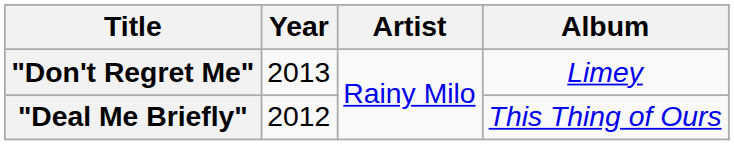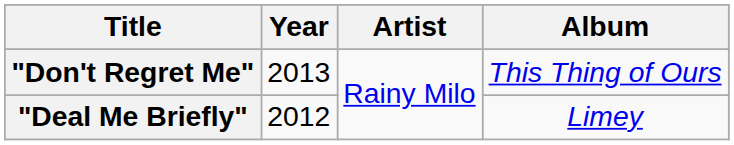(605, 71) Limey -> (605, 71) This Thing of Ours
(605, 116) This Thing of Ours -> (605, 116) Limey
